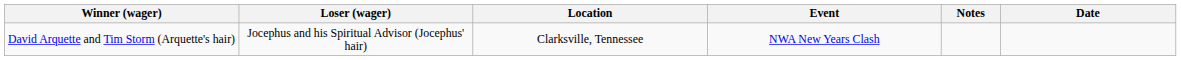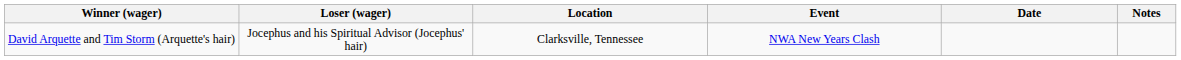columns swapped: (1088, 13) <-> (971, 13)
